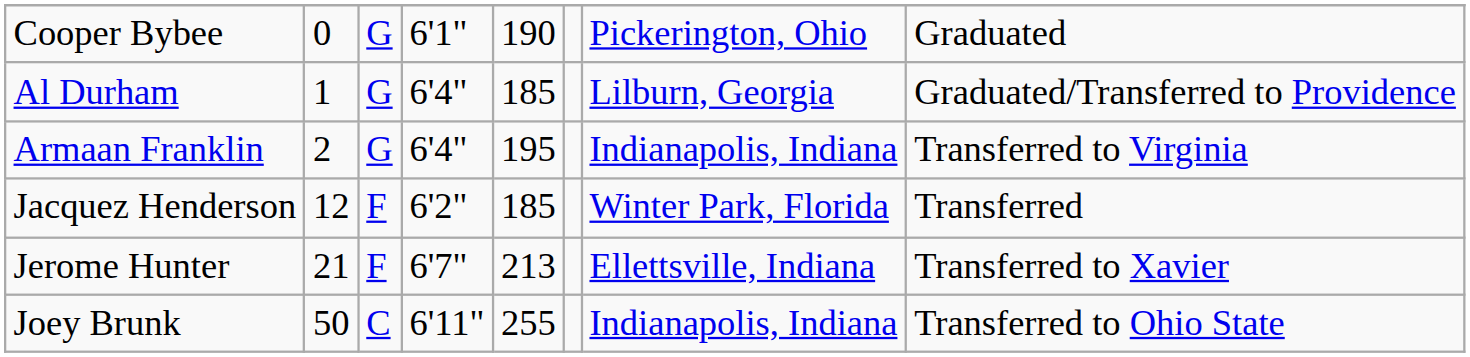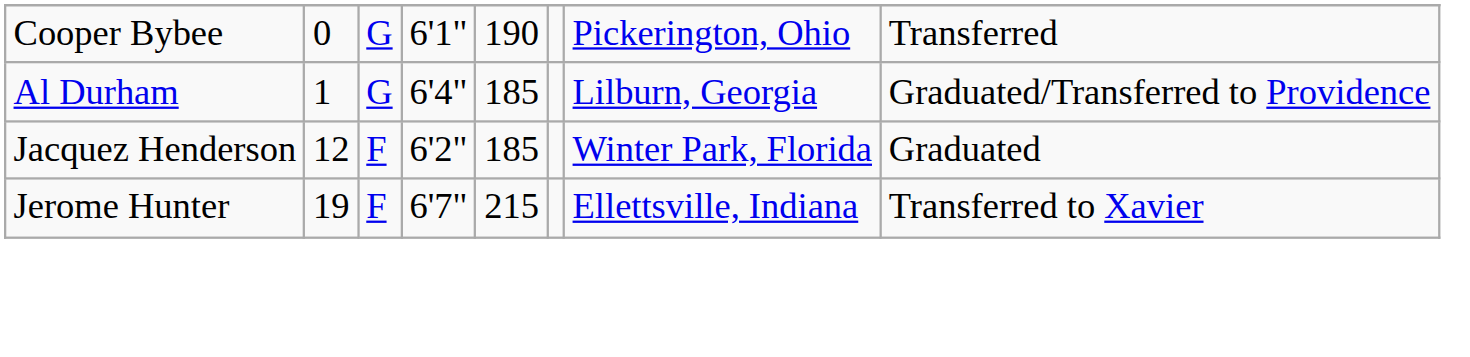(990, 33) Graduated -> (973, 33) Transferred
- row: (139, 149)
(999, 206) Transferred -> (965, 149) Graduated
(331, 264) 21 -> (331, 206) 19
(528, 264) 213 -> (512, 206) 215
- row: (97, 322)
